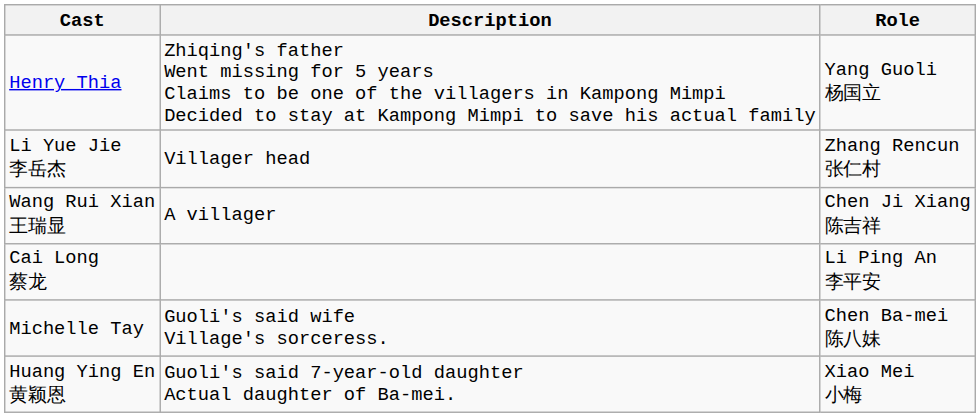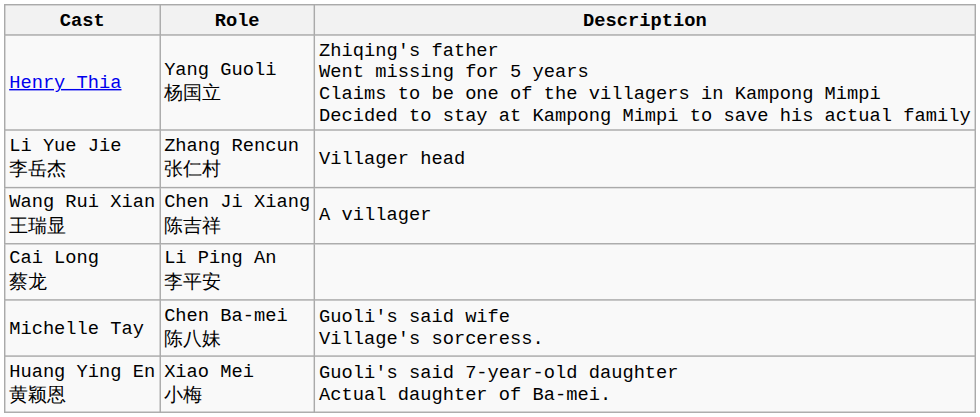columns swapped: (898, 20) <-> (490, 20)
